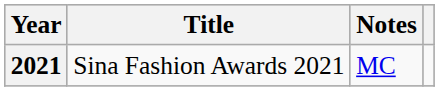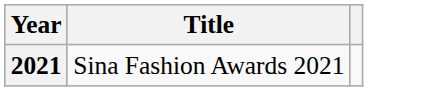- column: (387, 24)
